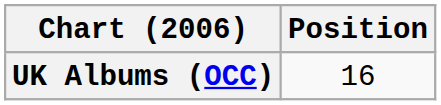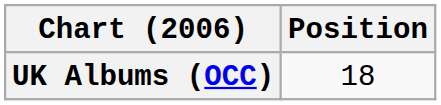(358, 76) 16 -> (358, 76) 18
